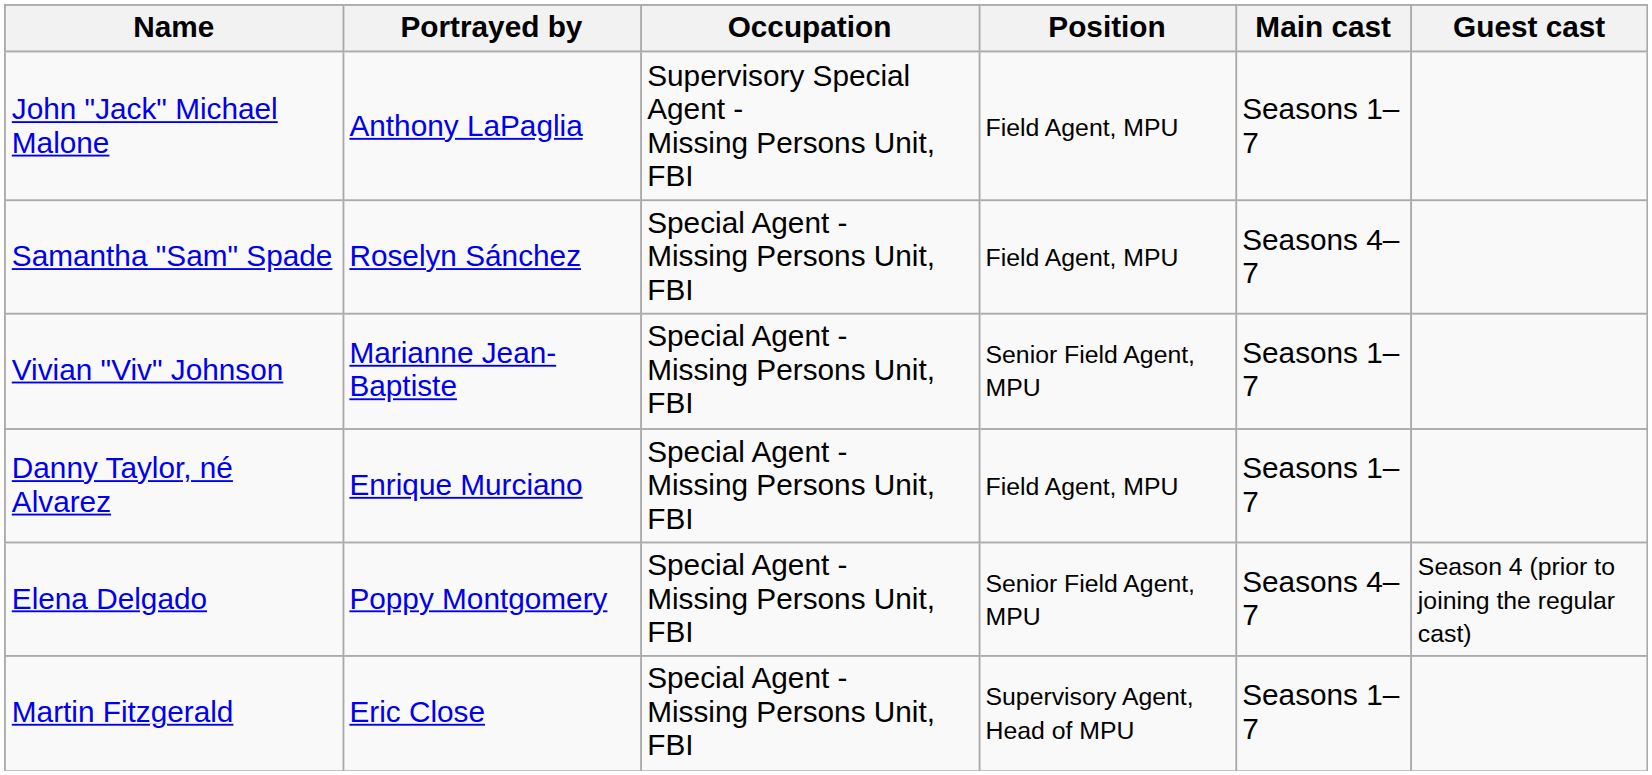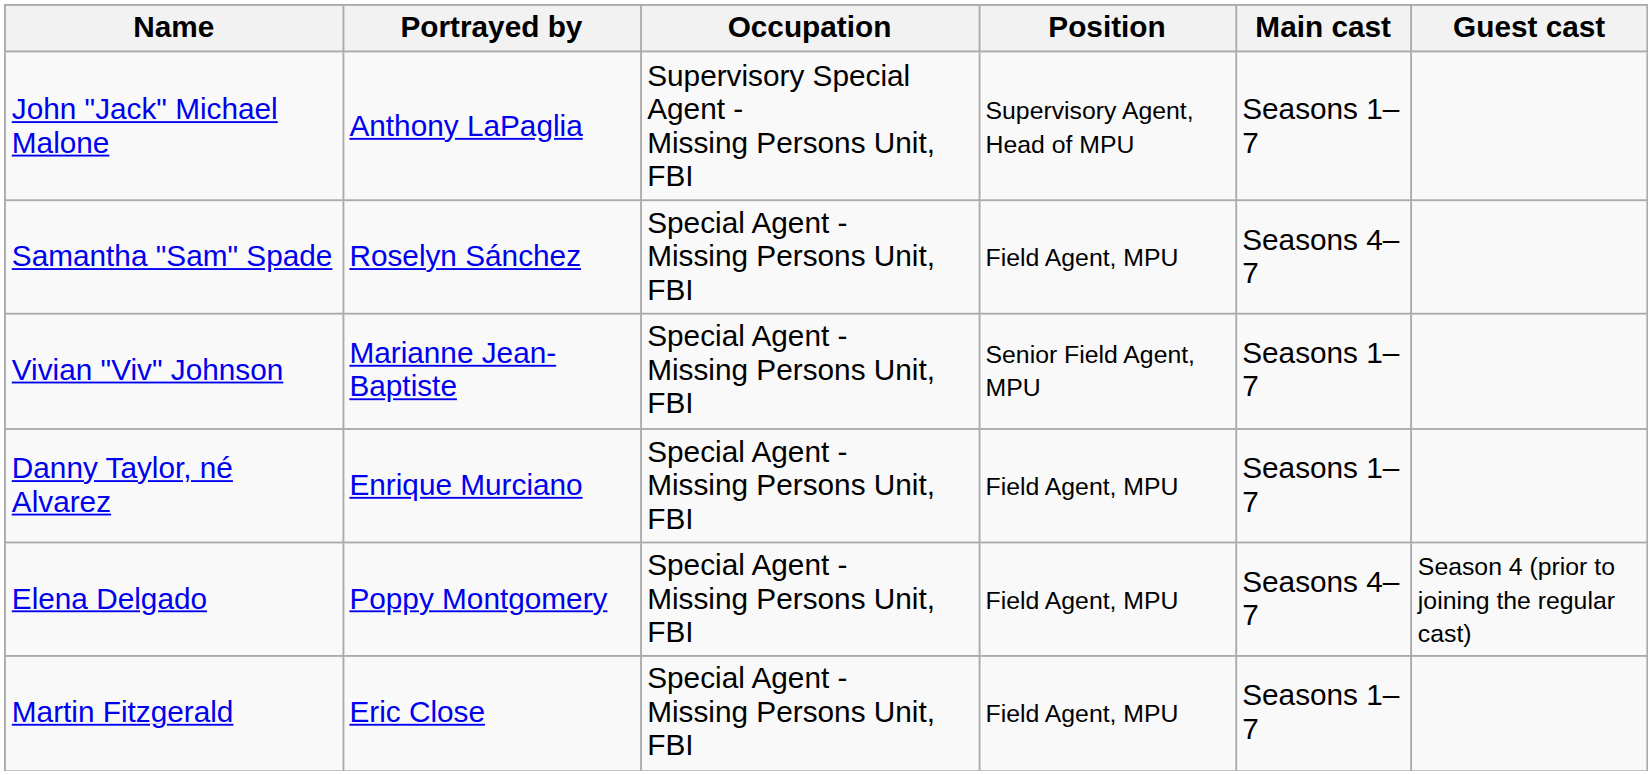(1082, 127) Field Agent, MPU -> (1090, 127) Supervisory Agent, Head of MPU
(1090, 600) Senior Field Agent, MPU -> (1082, 600) Field Agent, MPU
(1090, 714) Supervisory Agent, Head of MPU -> (1082, 714) Field Agent, MPU
